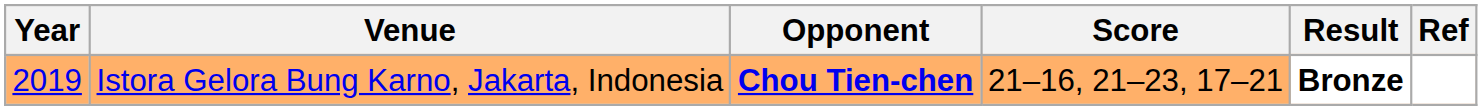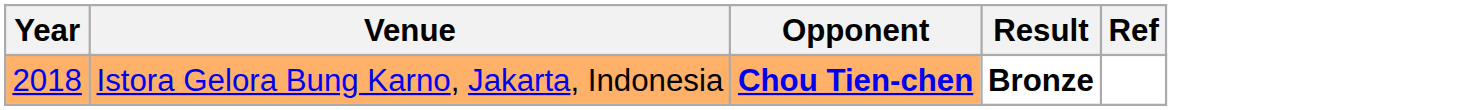- column: (1136, 30)
(47, 80) 2019 -> (47, 80) 2018
